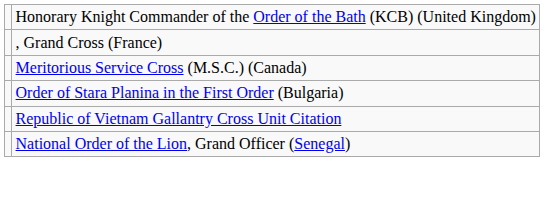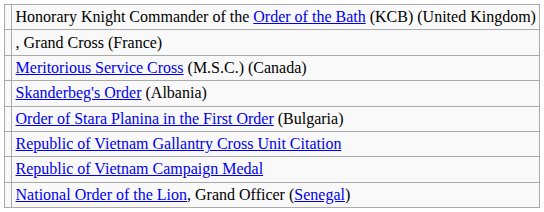+ row: (111, 93)
+ row: (139, 169)
